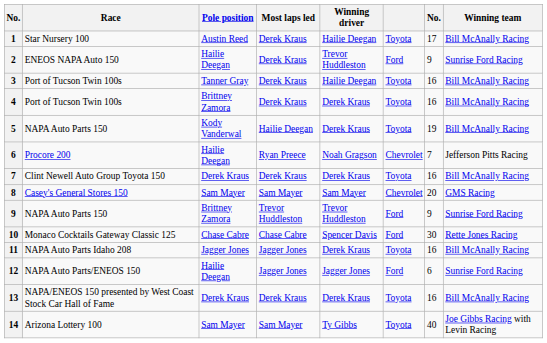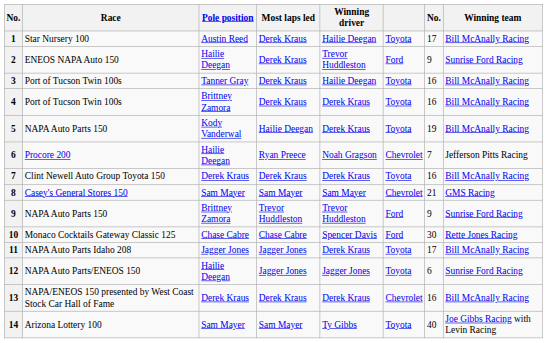(432, 192) 20 -> (432, 192) 21
(432, 250) 16 -> (432, 250) 17
(394, 271) Ford -> (399, 271) Toyota
(399, 298) Toyota -> (404, 298) Chevrolet
